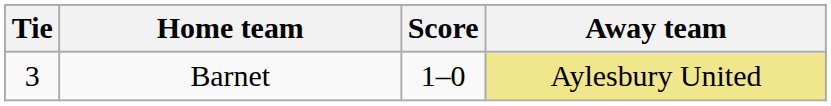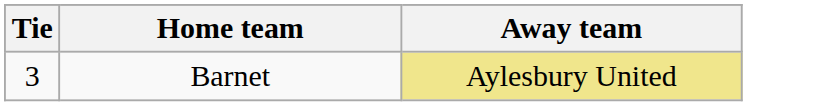- column: (443, 28)
